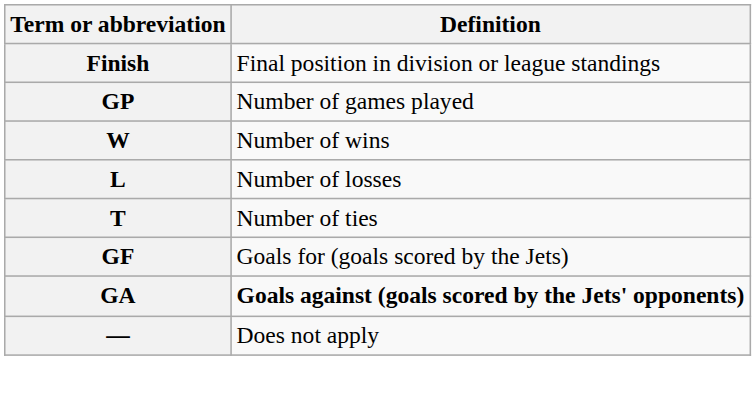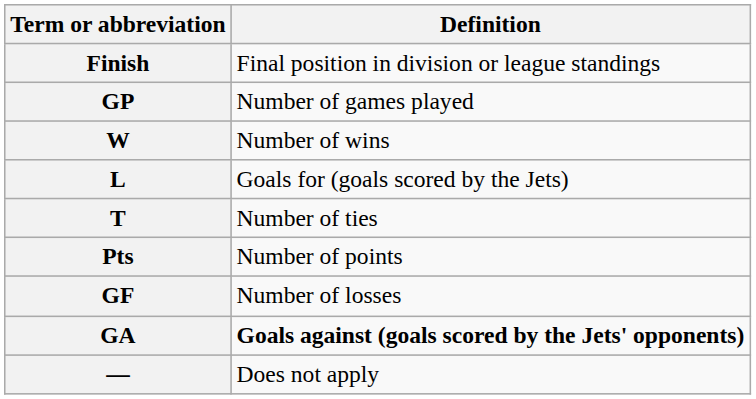(319, 179) Number of losses -> (403, 179) Goals for (goals scored by the Jets)
+ row: (118, 257)
(403, 257) Goals for (goals scored by the Jets) -> (319, 296) Number of losses
